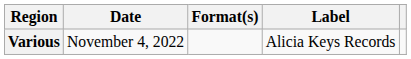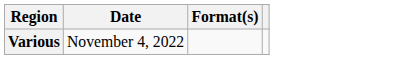- column: (331, 16)
